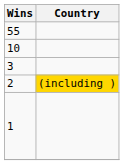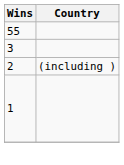- row: (13, 48)
(77, 84) gold background -> (77, 66) no background
